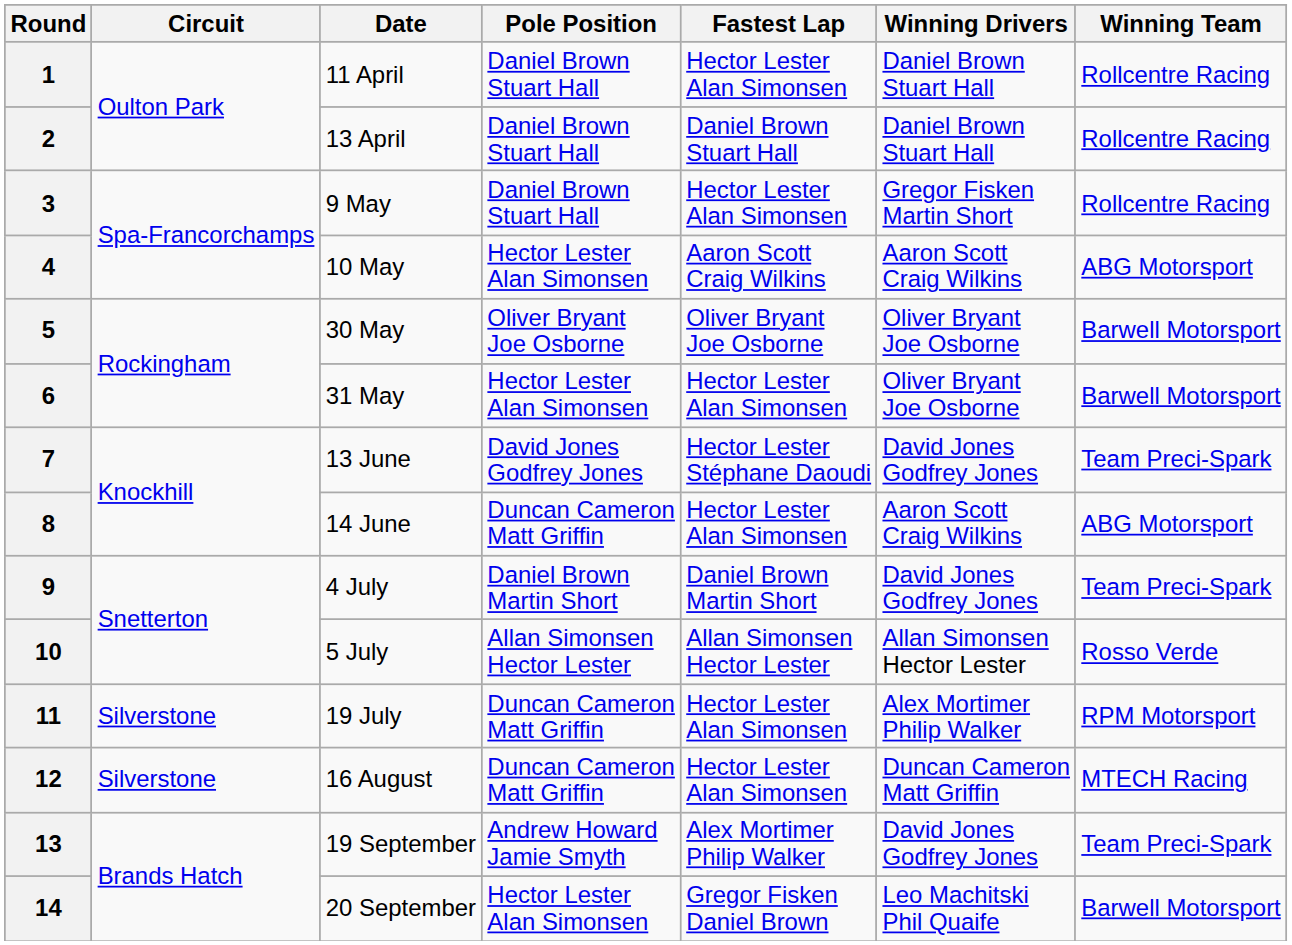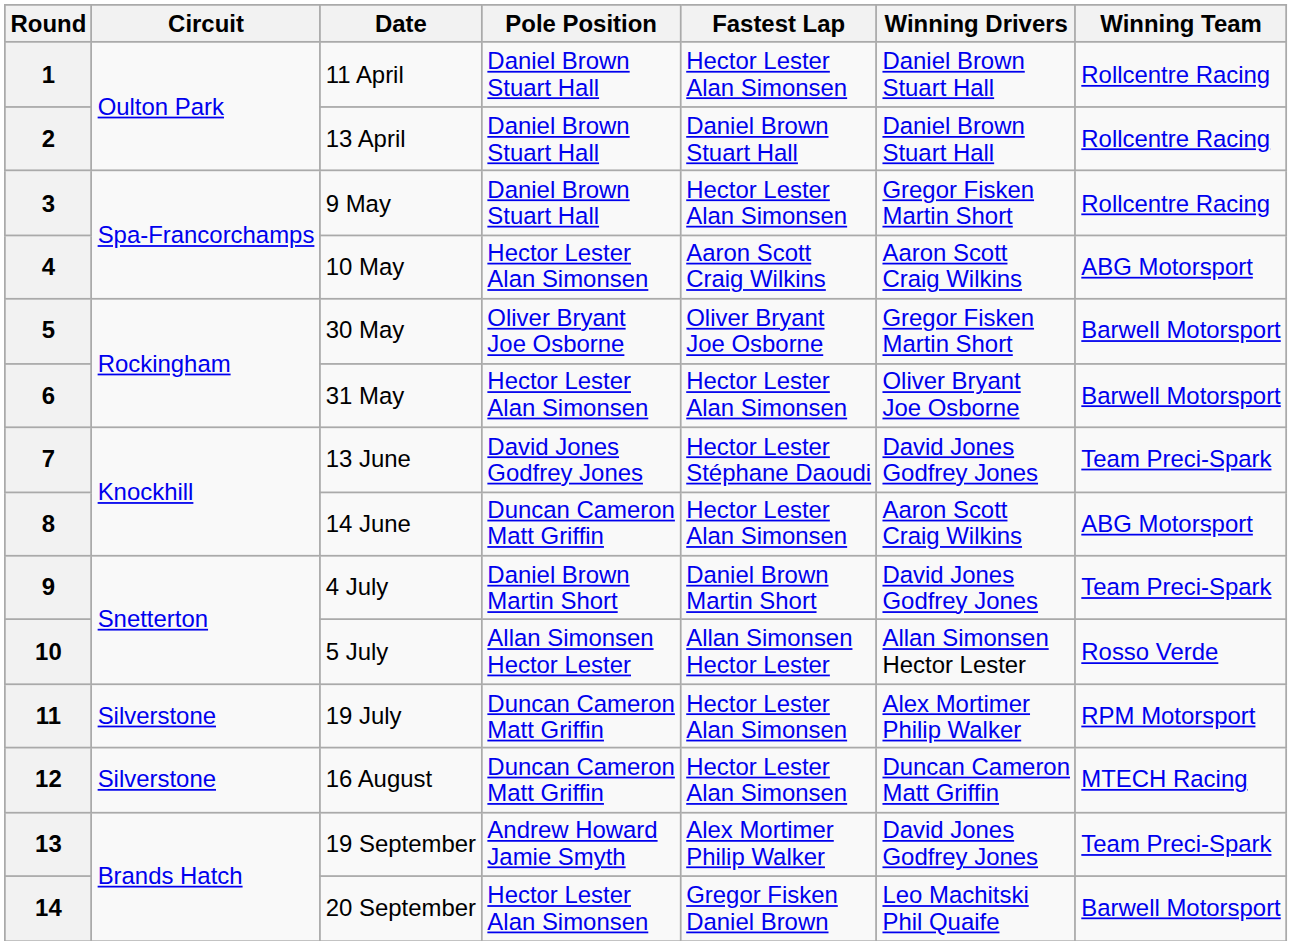(952, 331) Oliver Bryant Joe Osborne -> (958, 331) Gregor Fisken Martin Short
